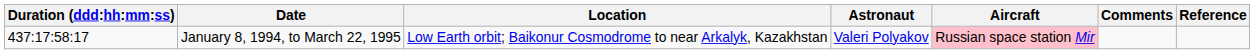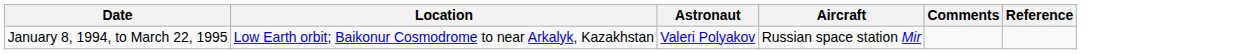- column: (91, 15)
(1015, 37) pink background -> (841, 37) no background
